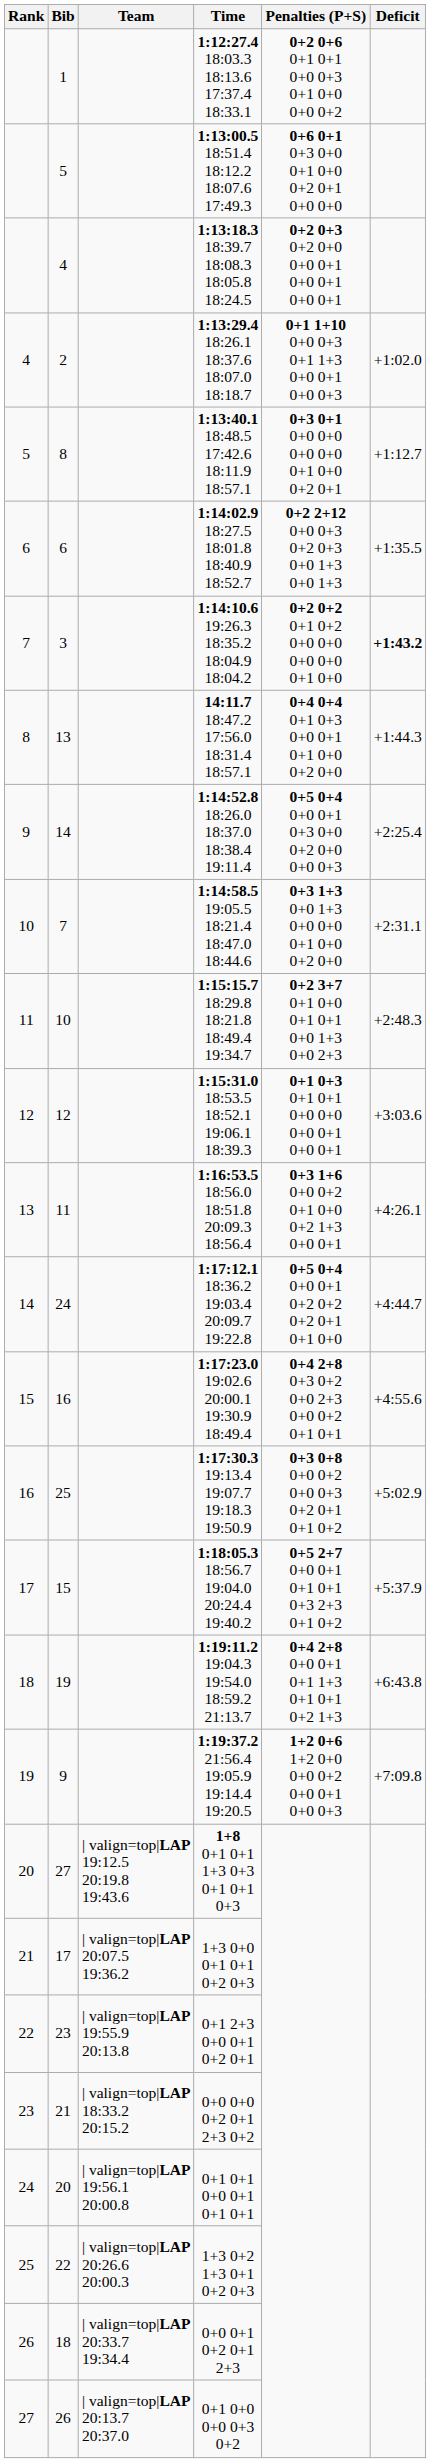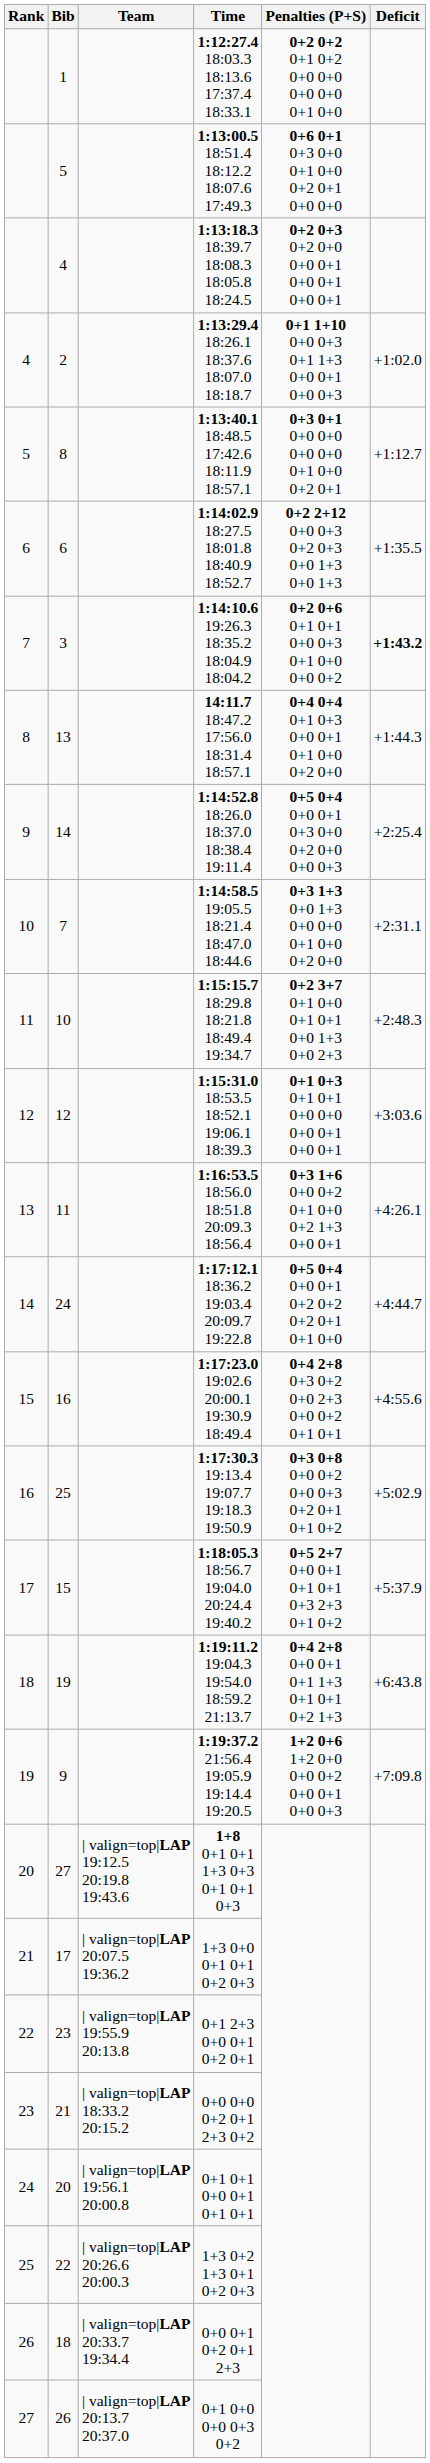(316, 76) 0+2 0+6 0+1 0+1 0+0 0+3 0+1 0+0 0+0 0+2 -> (316, 76) 0+2 0+2 0+1 0+2 0+0 0+0 0+0 0+0 0+1 0+0
(316, 643) 0+2 0+2 0+1 0+2 0+0 0+0 0+0 0+0 0+1 0+0 -> (316, 643) 0+2 0+6 0+1 0+1 0+0 0+3 0+1 0+0 0+0 0+2
